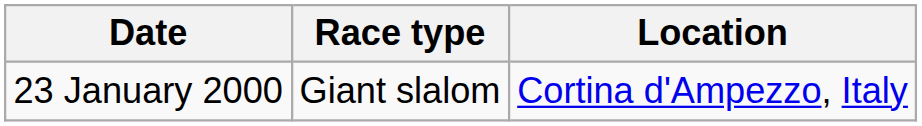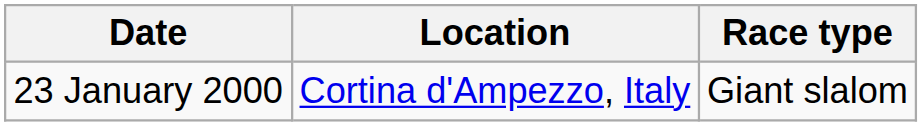columns swapped: (713, 33) <-> (400, 33)
